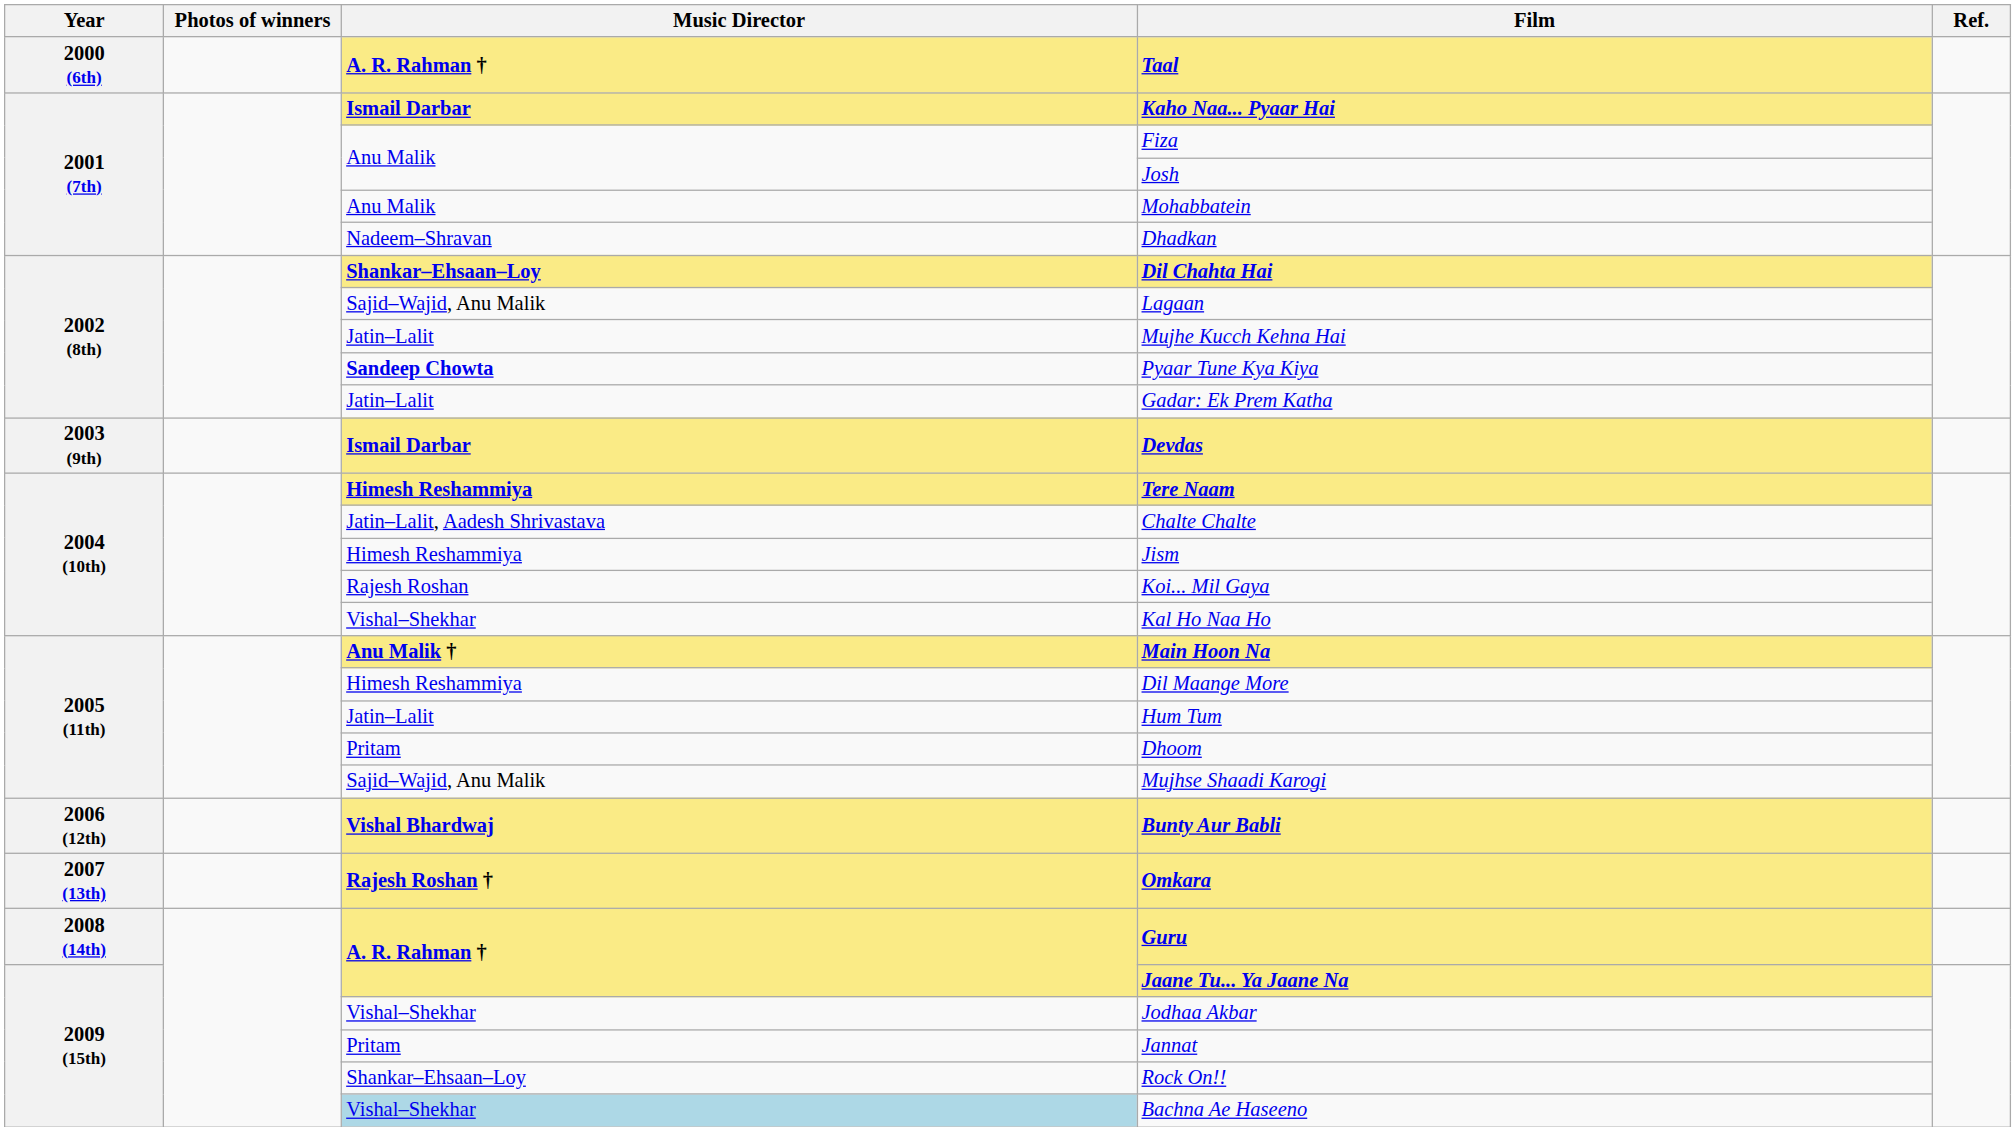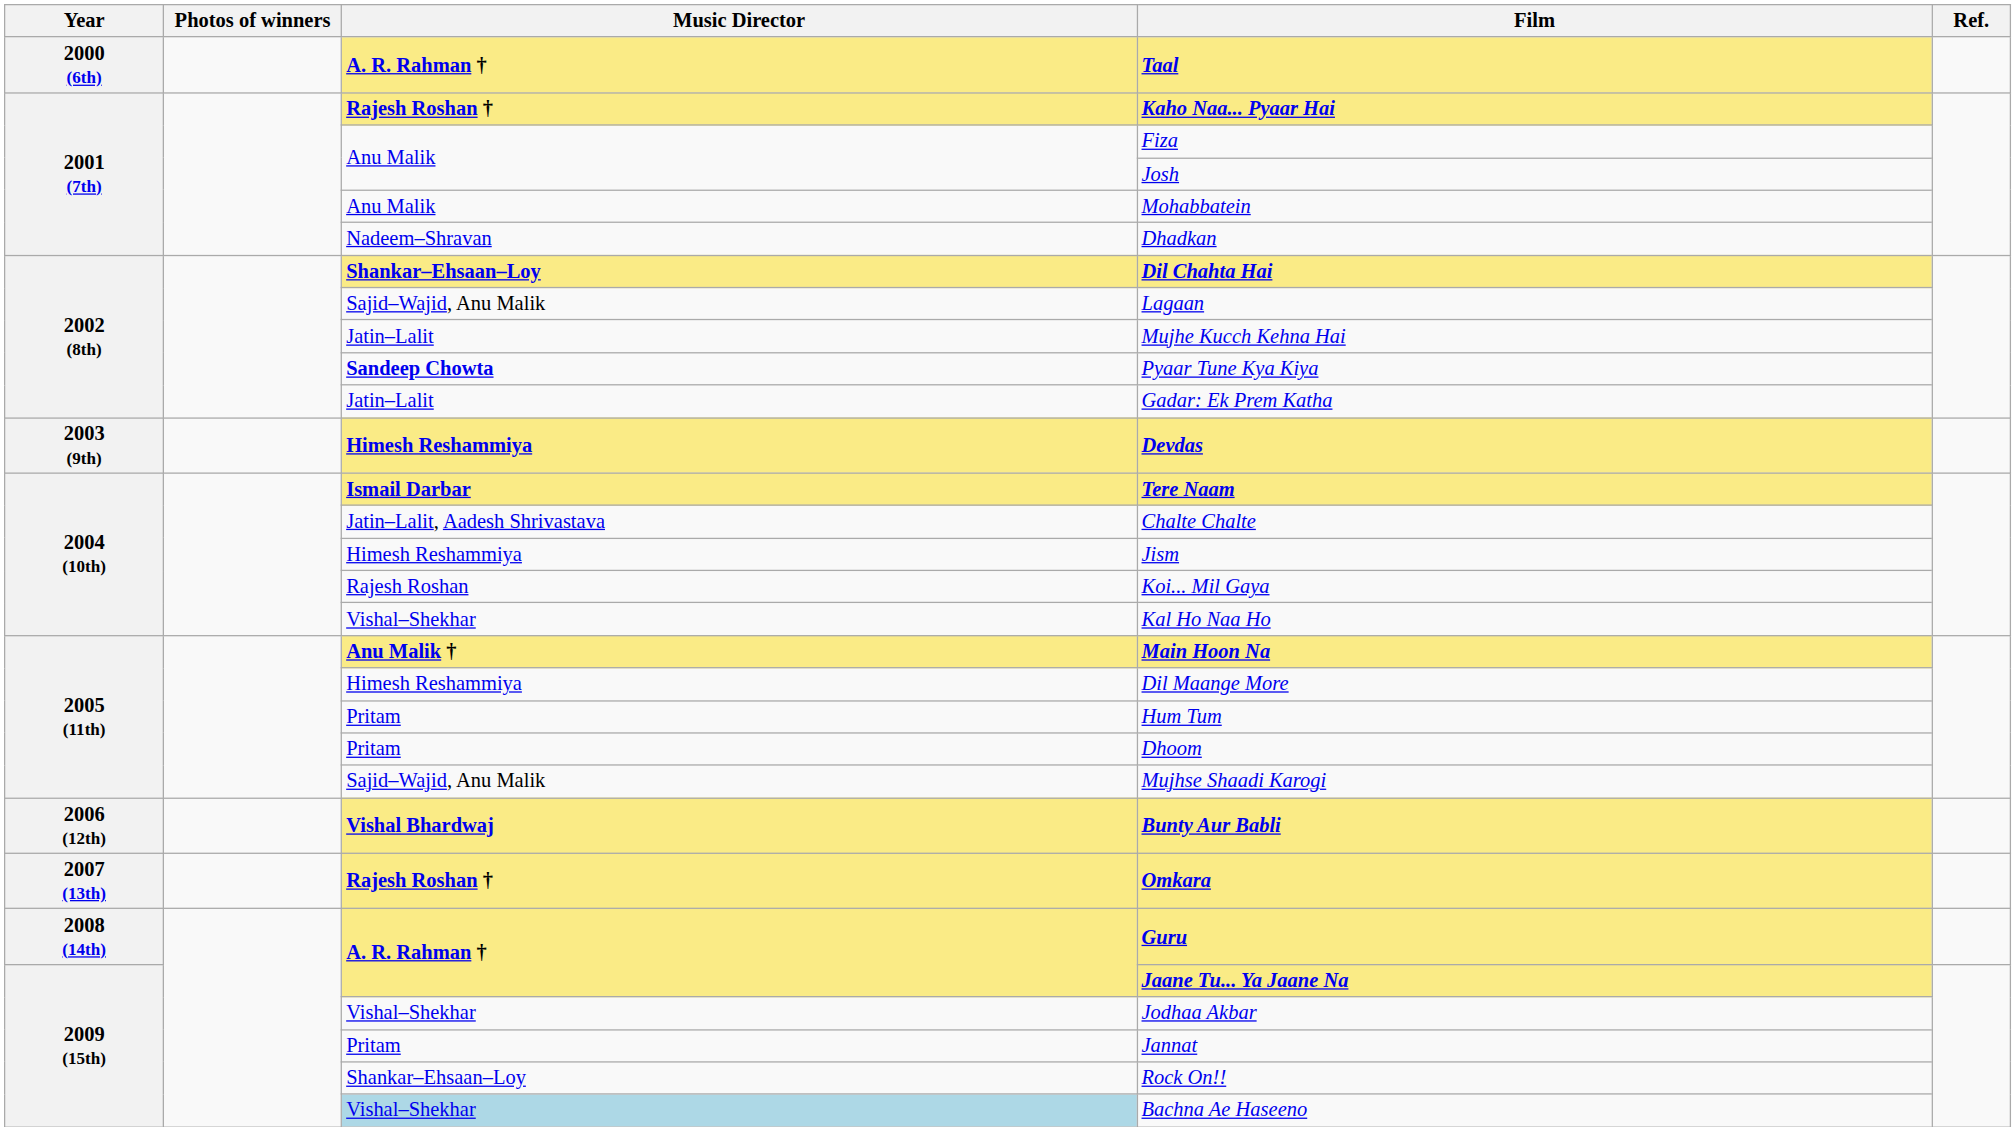(408, 108) Ismail Darbar -> (420, 108) Rajesh Roshan †
(408, 445) Ismail Darbar -> (439, 445) Himesh Reshammiya
(439, 489) Himesh Reshammiya -> (408, 489) Ismail Darbar
(390, 716) Jatin–Lalit -> (373, 716) Pritam
